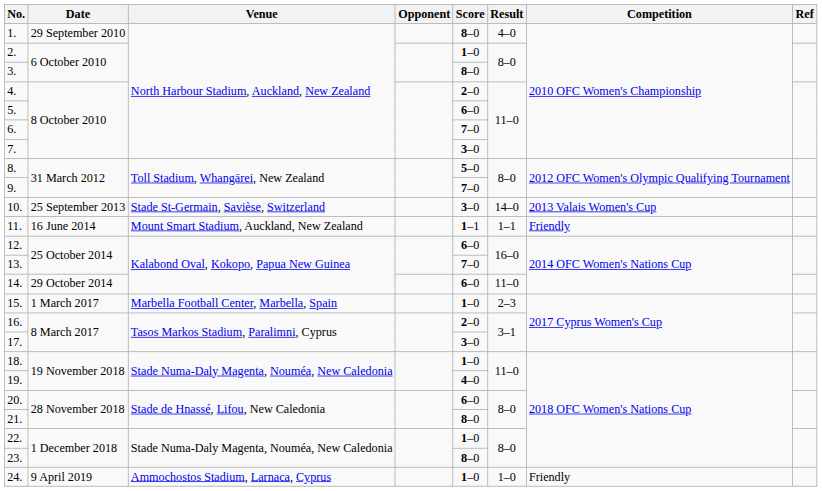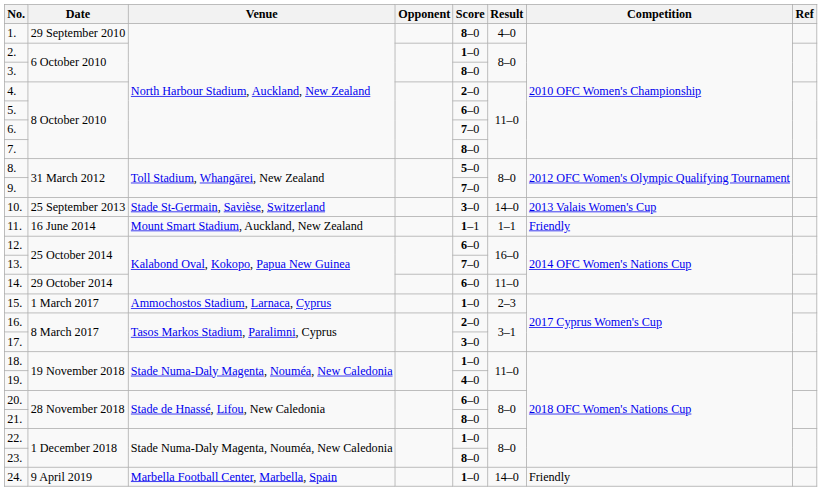(470, 149) 3–0 -> (470, 149) 8–0
(234, 303) Marbella Football Center, Marbella, Spain -> (231, 303) Ammochostos Stadium, Larnaca, Cyprus
(231, 476) Ammochostos Stadium, Larnaca, Cyprus -> (234, 476) Marbella Football Center, Marbella, Spain
(507, 476) 1–0 -> (507, 476) 14–0
